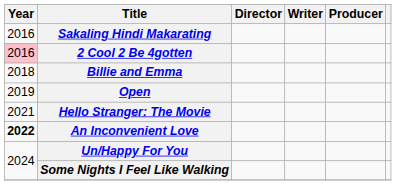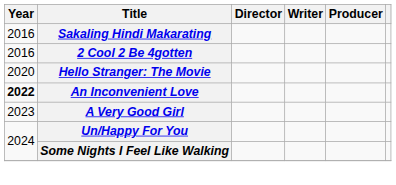(21, 53) pink background -> (21, 53) no background
- row: (135, 72)
- row: (135, 92)
(21, 111) 2021 -> (21, 72) 2020
+ row: (135, 111)
